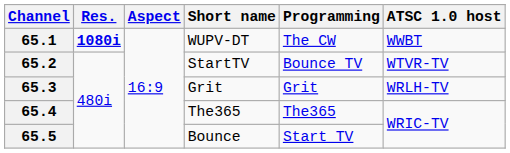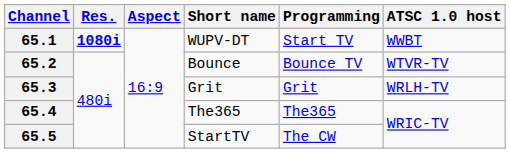(309, 40) The CW -> (318, 40) Start TV
(219, 64) StartTV -> (214, 64) Bounce
(214, 136) Bounce -> (219, 136) StartTV
(318, 136) Start TV -> (309, 136) The CW
